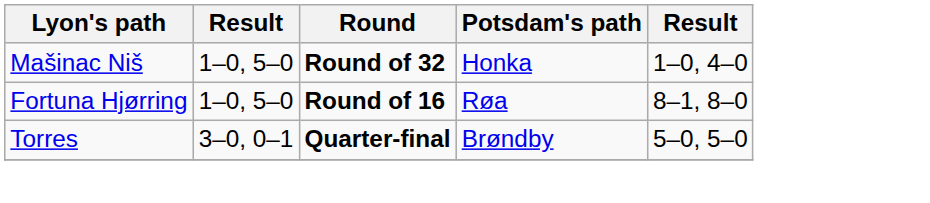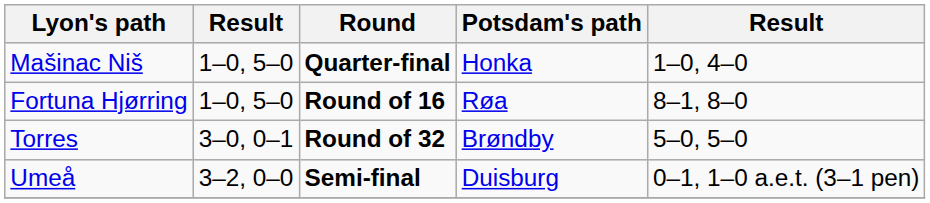(375, 62) Round of 32 -> (377, 62) Quarter-final
(377, 139) Quarter-final -> (375, 139) Round of 32
+ row: (43, 178)
